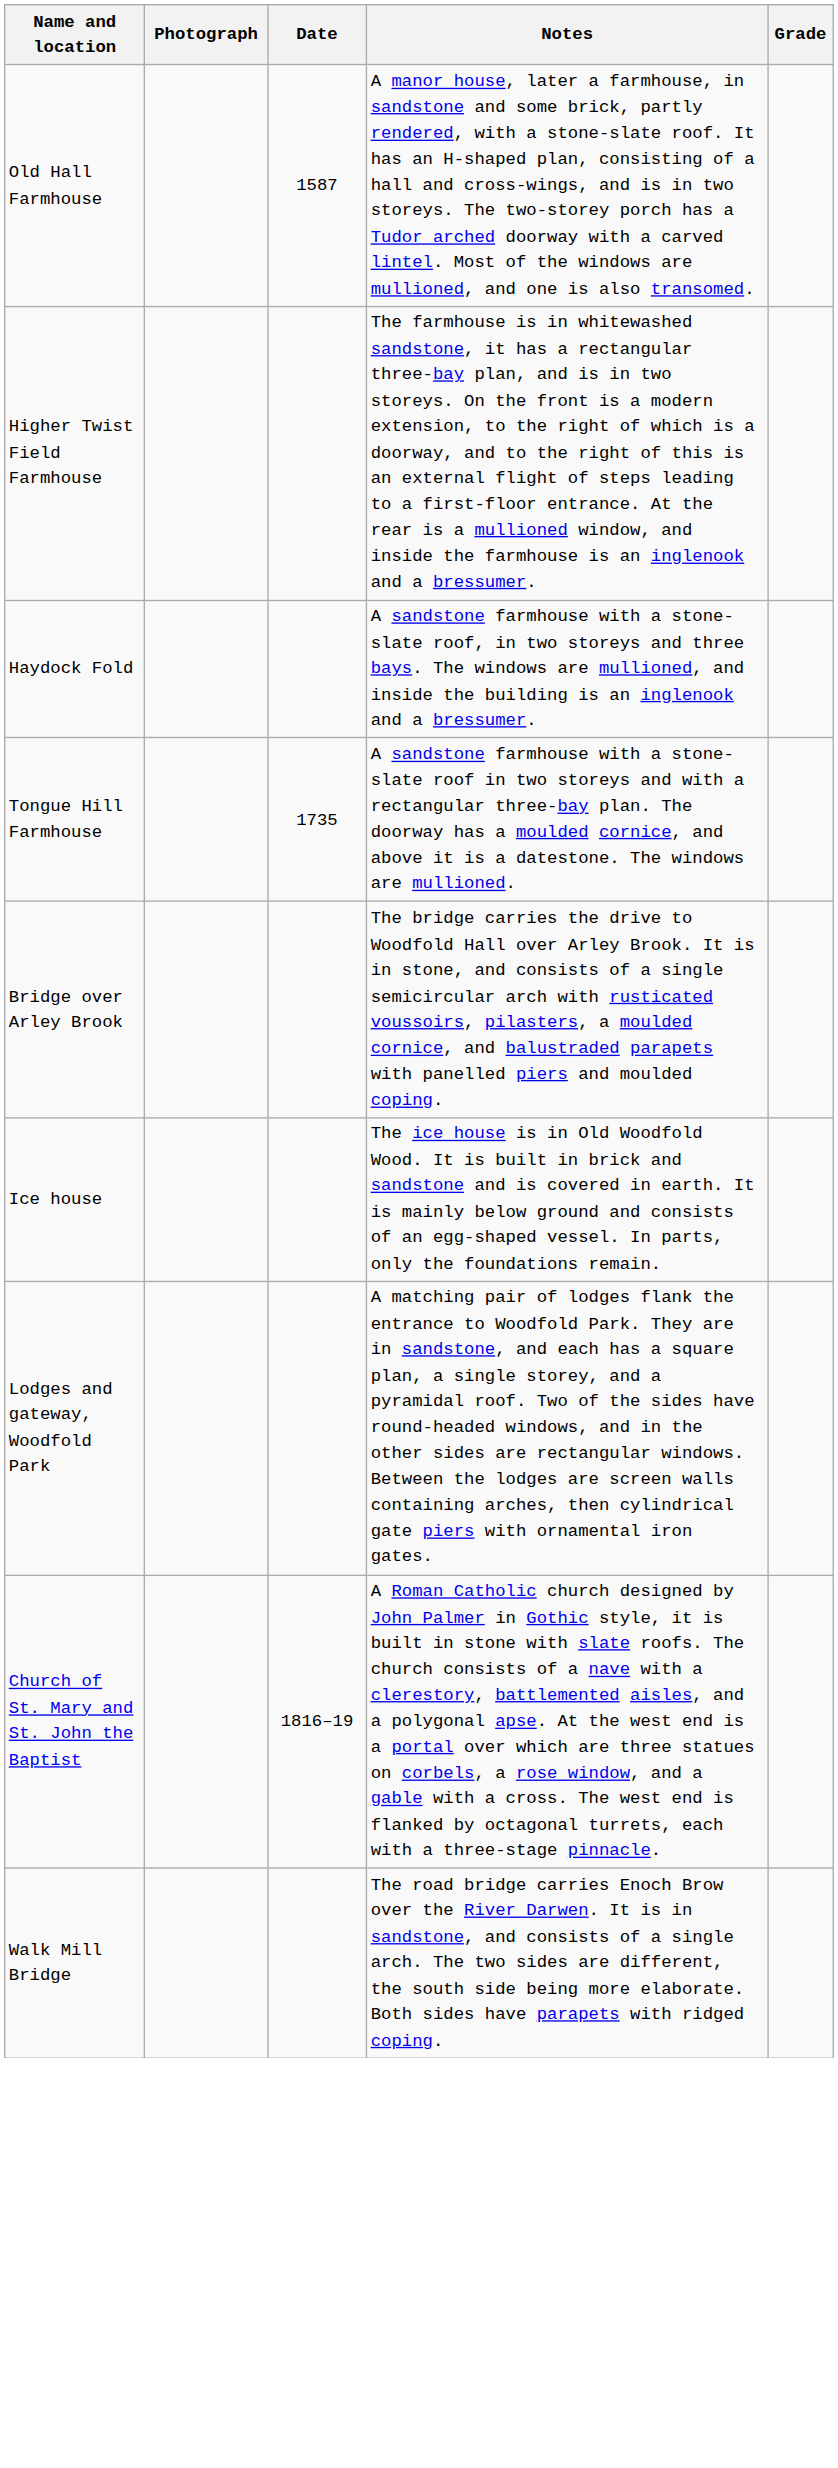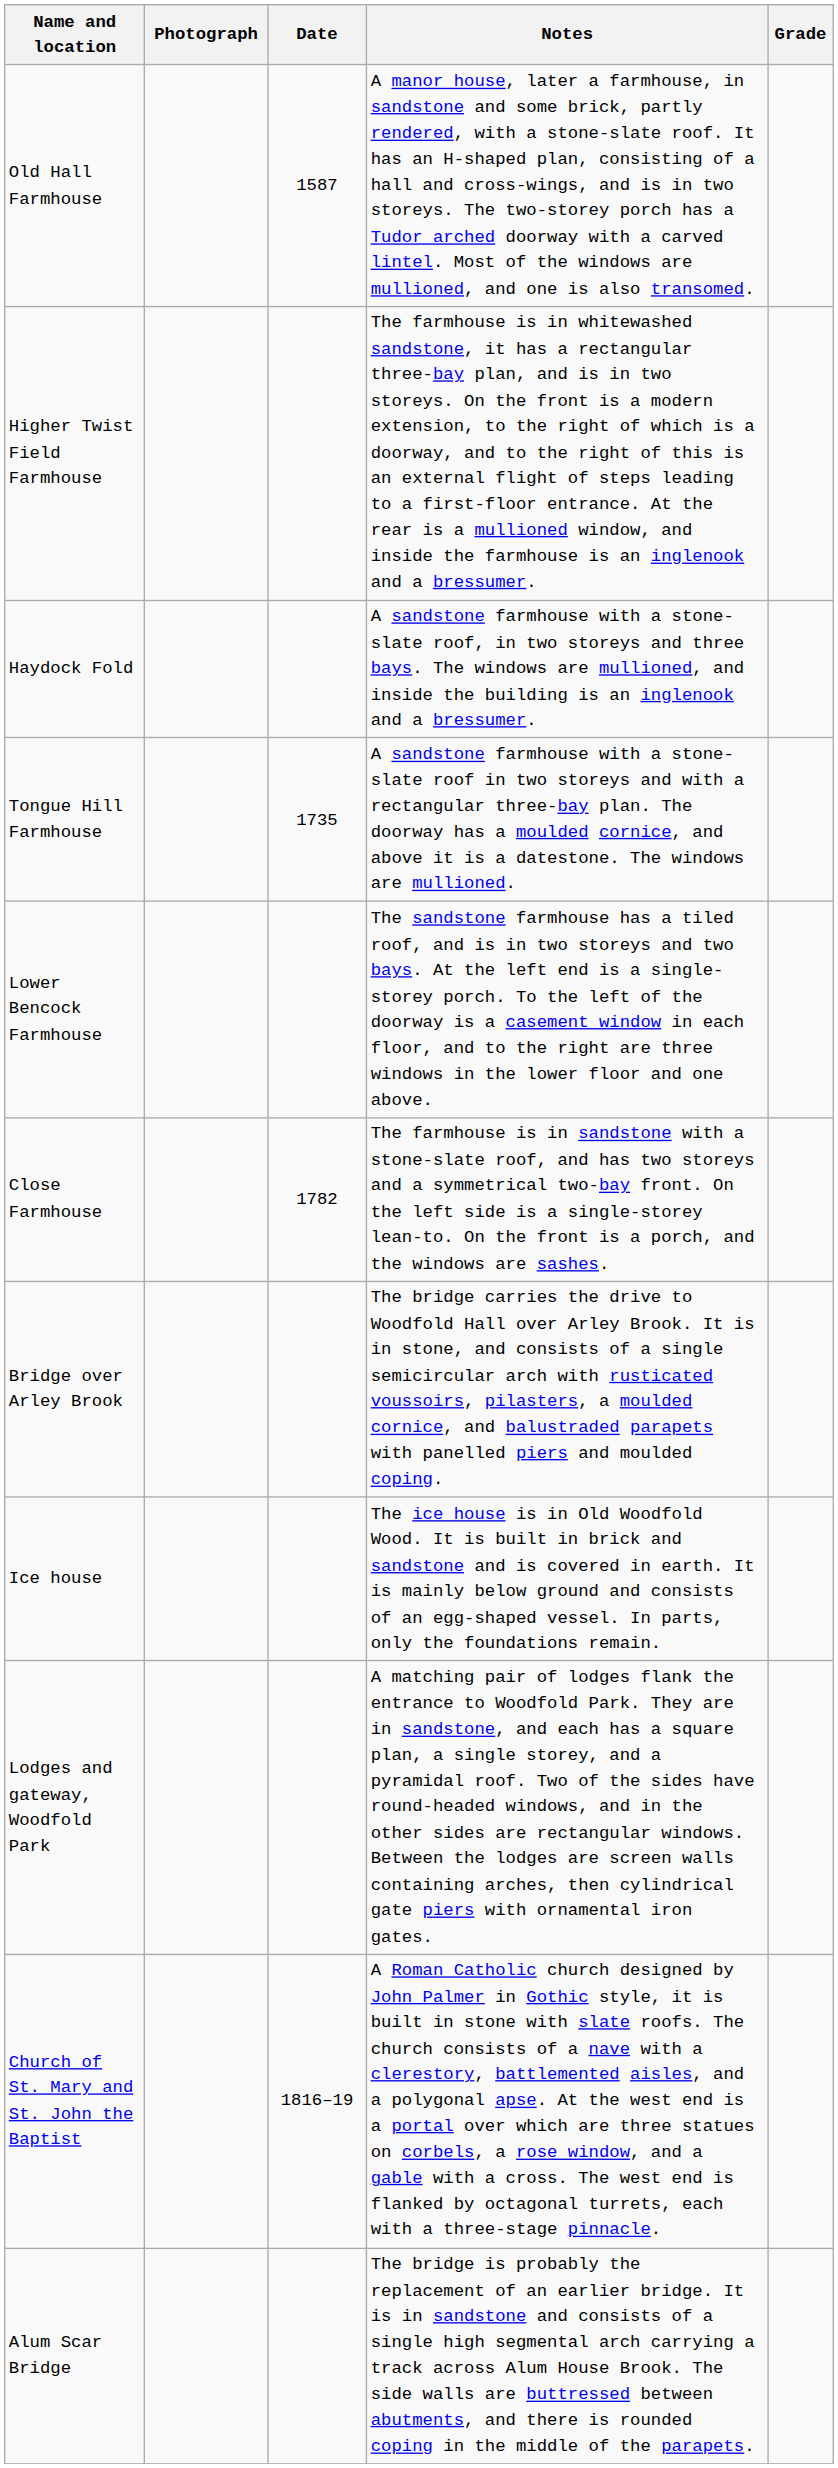+ row: (55, 1009)
+ row: (55, 1199)
- row: (55, 1963)
+ row: (55, 2355)
